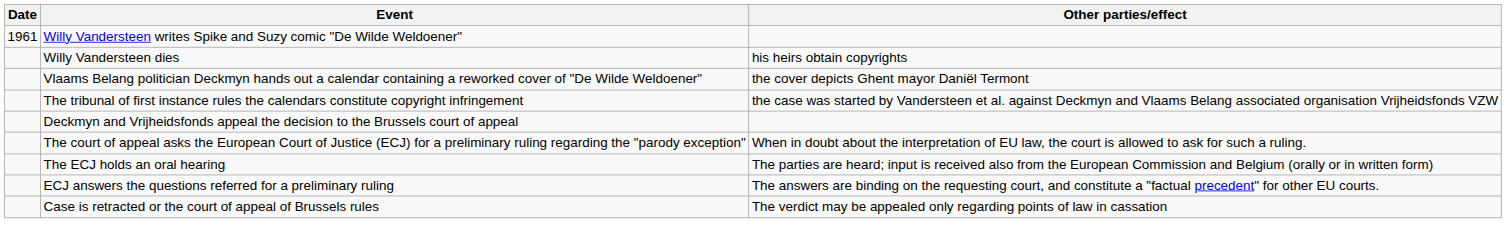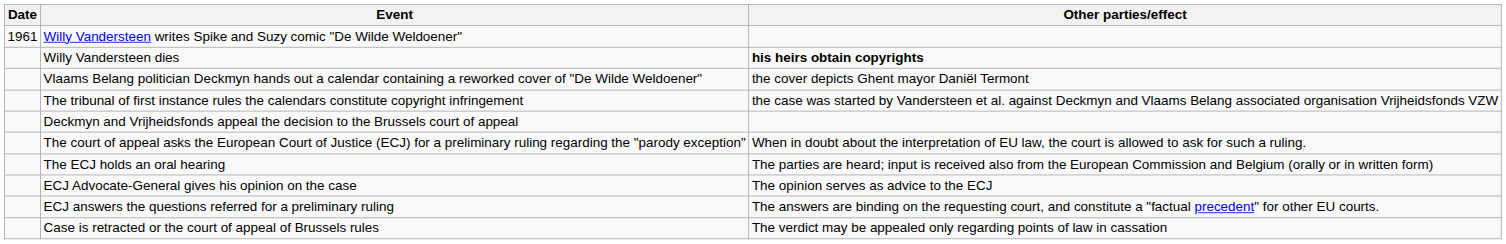(830, 57) normal -> (838, 57) bold
+ row: (200, 185)
